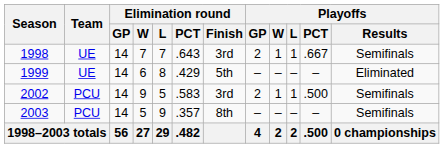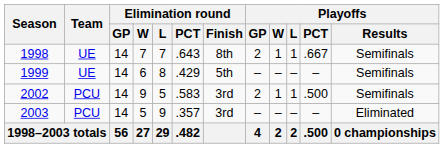(224, 53) 3rd -> (224, 53) 8th
(385, 73) Eliminated -> (385, 73) Semifinals
(224, 113) 8th -> (224, 113) 3rd
(385, 113) Semifinals -> (385, 113) Eliminated
